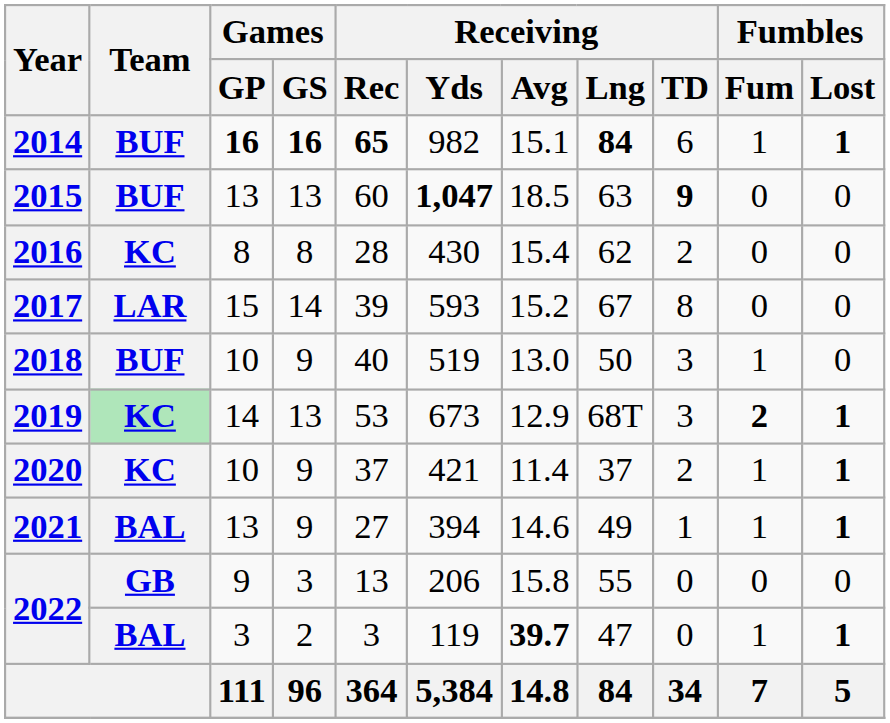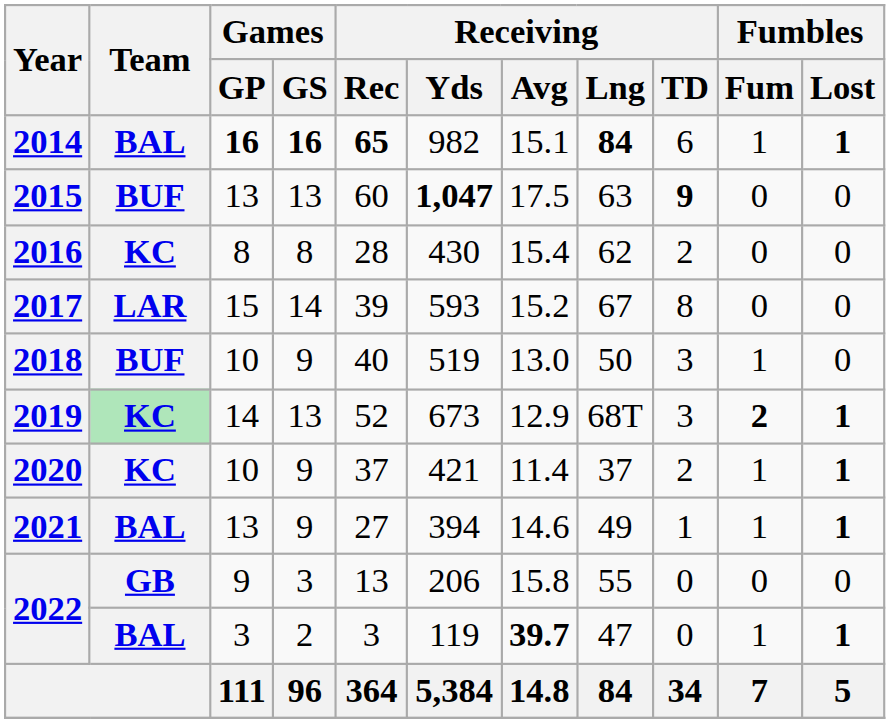(150, 141) BUF -> (150, 141) BAL
(539, 196) 18.5 -> (539, 196) 17.5
(372, 415) 53 -> (372, 415) 52
